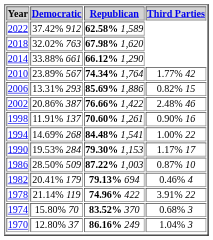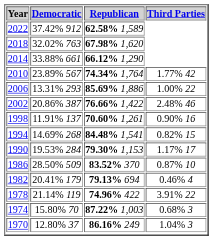(176, 89) 0.82% 15 -> (176, 89) 1.00% 22
(176, 134) 1.00% 22 -> (176, 134) 0.82% 15
(114, 164) 87.22% 1,003 -> (114, 164) 83.52% 370
(114, 210) 83.52% 370 -> (114, 210) 87.22% 1,003
